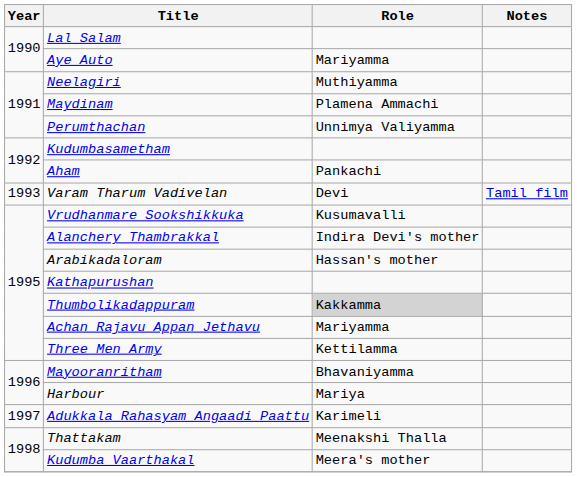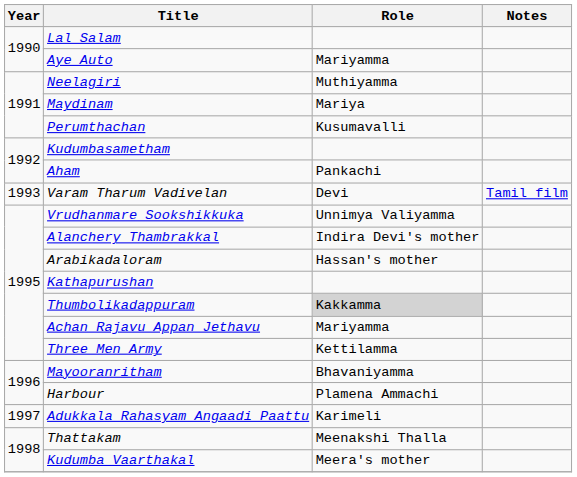(377, 105) Plamena Ammachi -> (340, 105) Mariya
(385, 127) Unnimya Valiyamma -> (361, 127) Kusumavalli
(361, 216) Kusumavalli -> (385, 216) Unnimya Valiyamma
(340, 394) Mariya -> (377, 394) Plamena Ammachi
